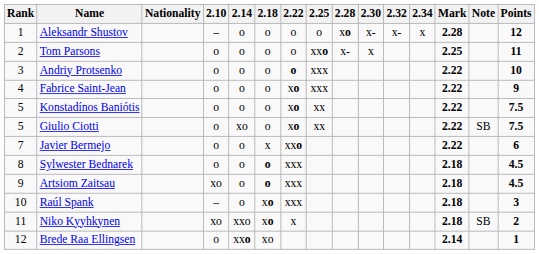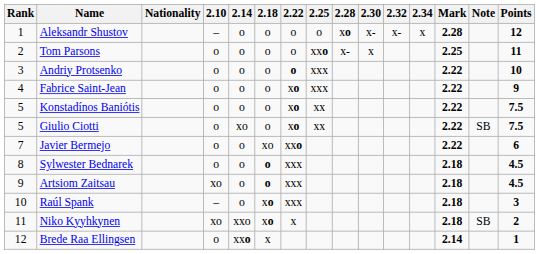(268, 145) x -> (268, 145) xo
(268, 239) xo -> (268, 239) x
